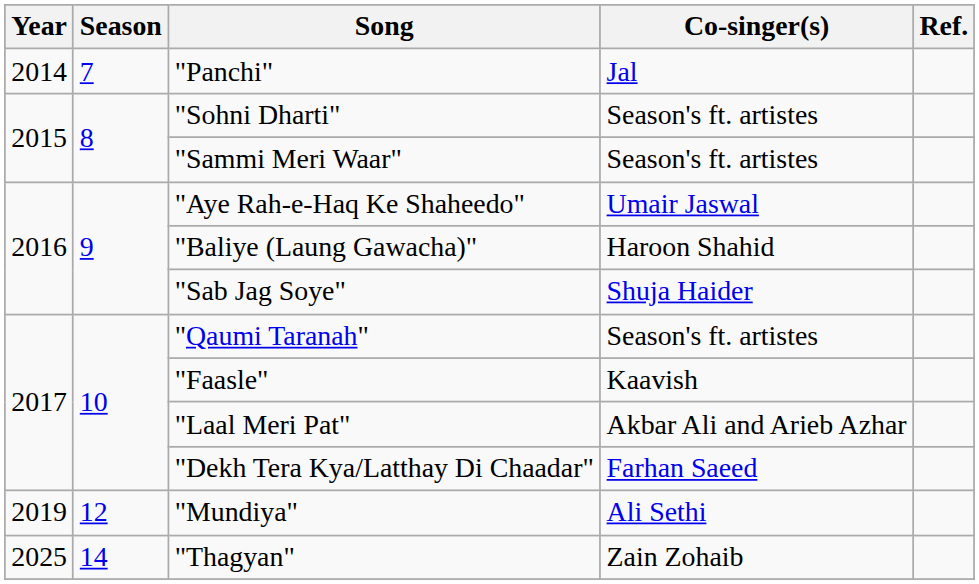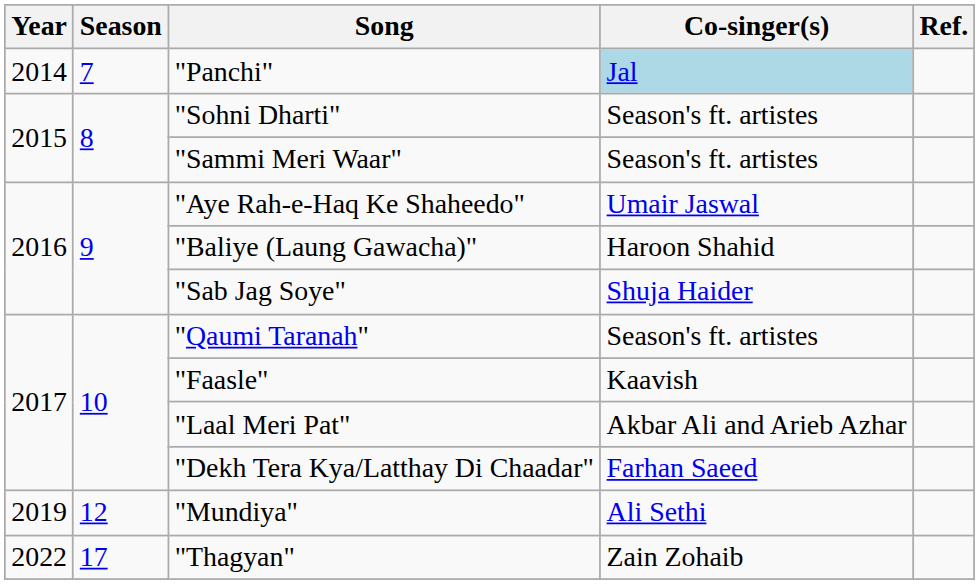(622, 70) no background -> (622, 70) lightblue background
(39, 556) 2025 -> (39, 556) 2022
(94, 556) 14 -> (94, 556) 17
